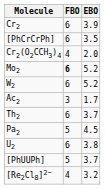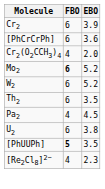(91, 39) 3.5 -> (91, 39) 3.6
- row: (13, 100)
(91, 115) 3.7 -> (91, 100) 3.5
(68, 130) 5 -> (68, 115) 4
(68, 160) normal -> (68, 145) bold
(91, 160) 3.7 -> (91, 145) 3.5
(91, 175) 3.2 -> (91, 160) 2.3
